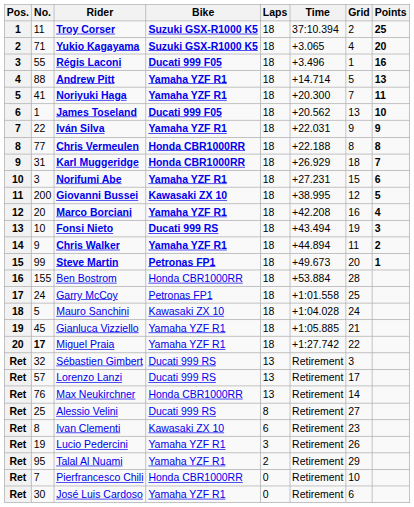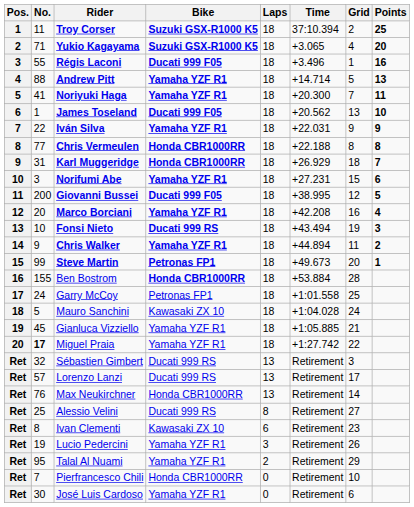(188, 195) Kawasaki ZX 10 -> (185, 195) Ducati 999 F05
(196, 278) normal -> (197, 278) bold
